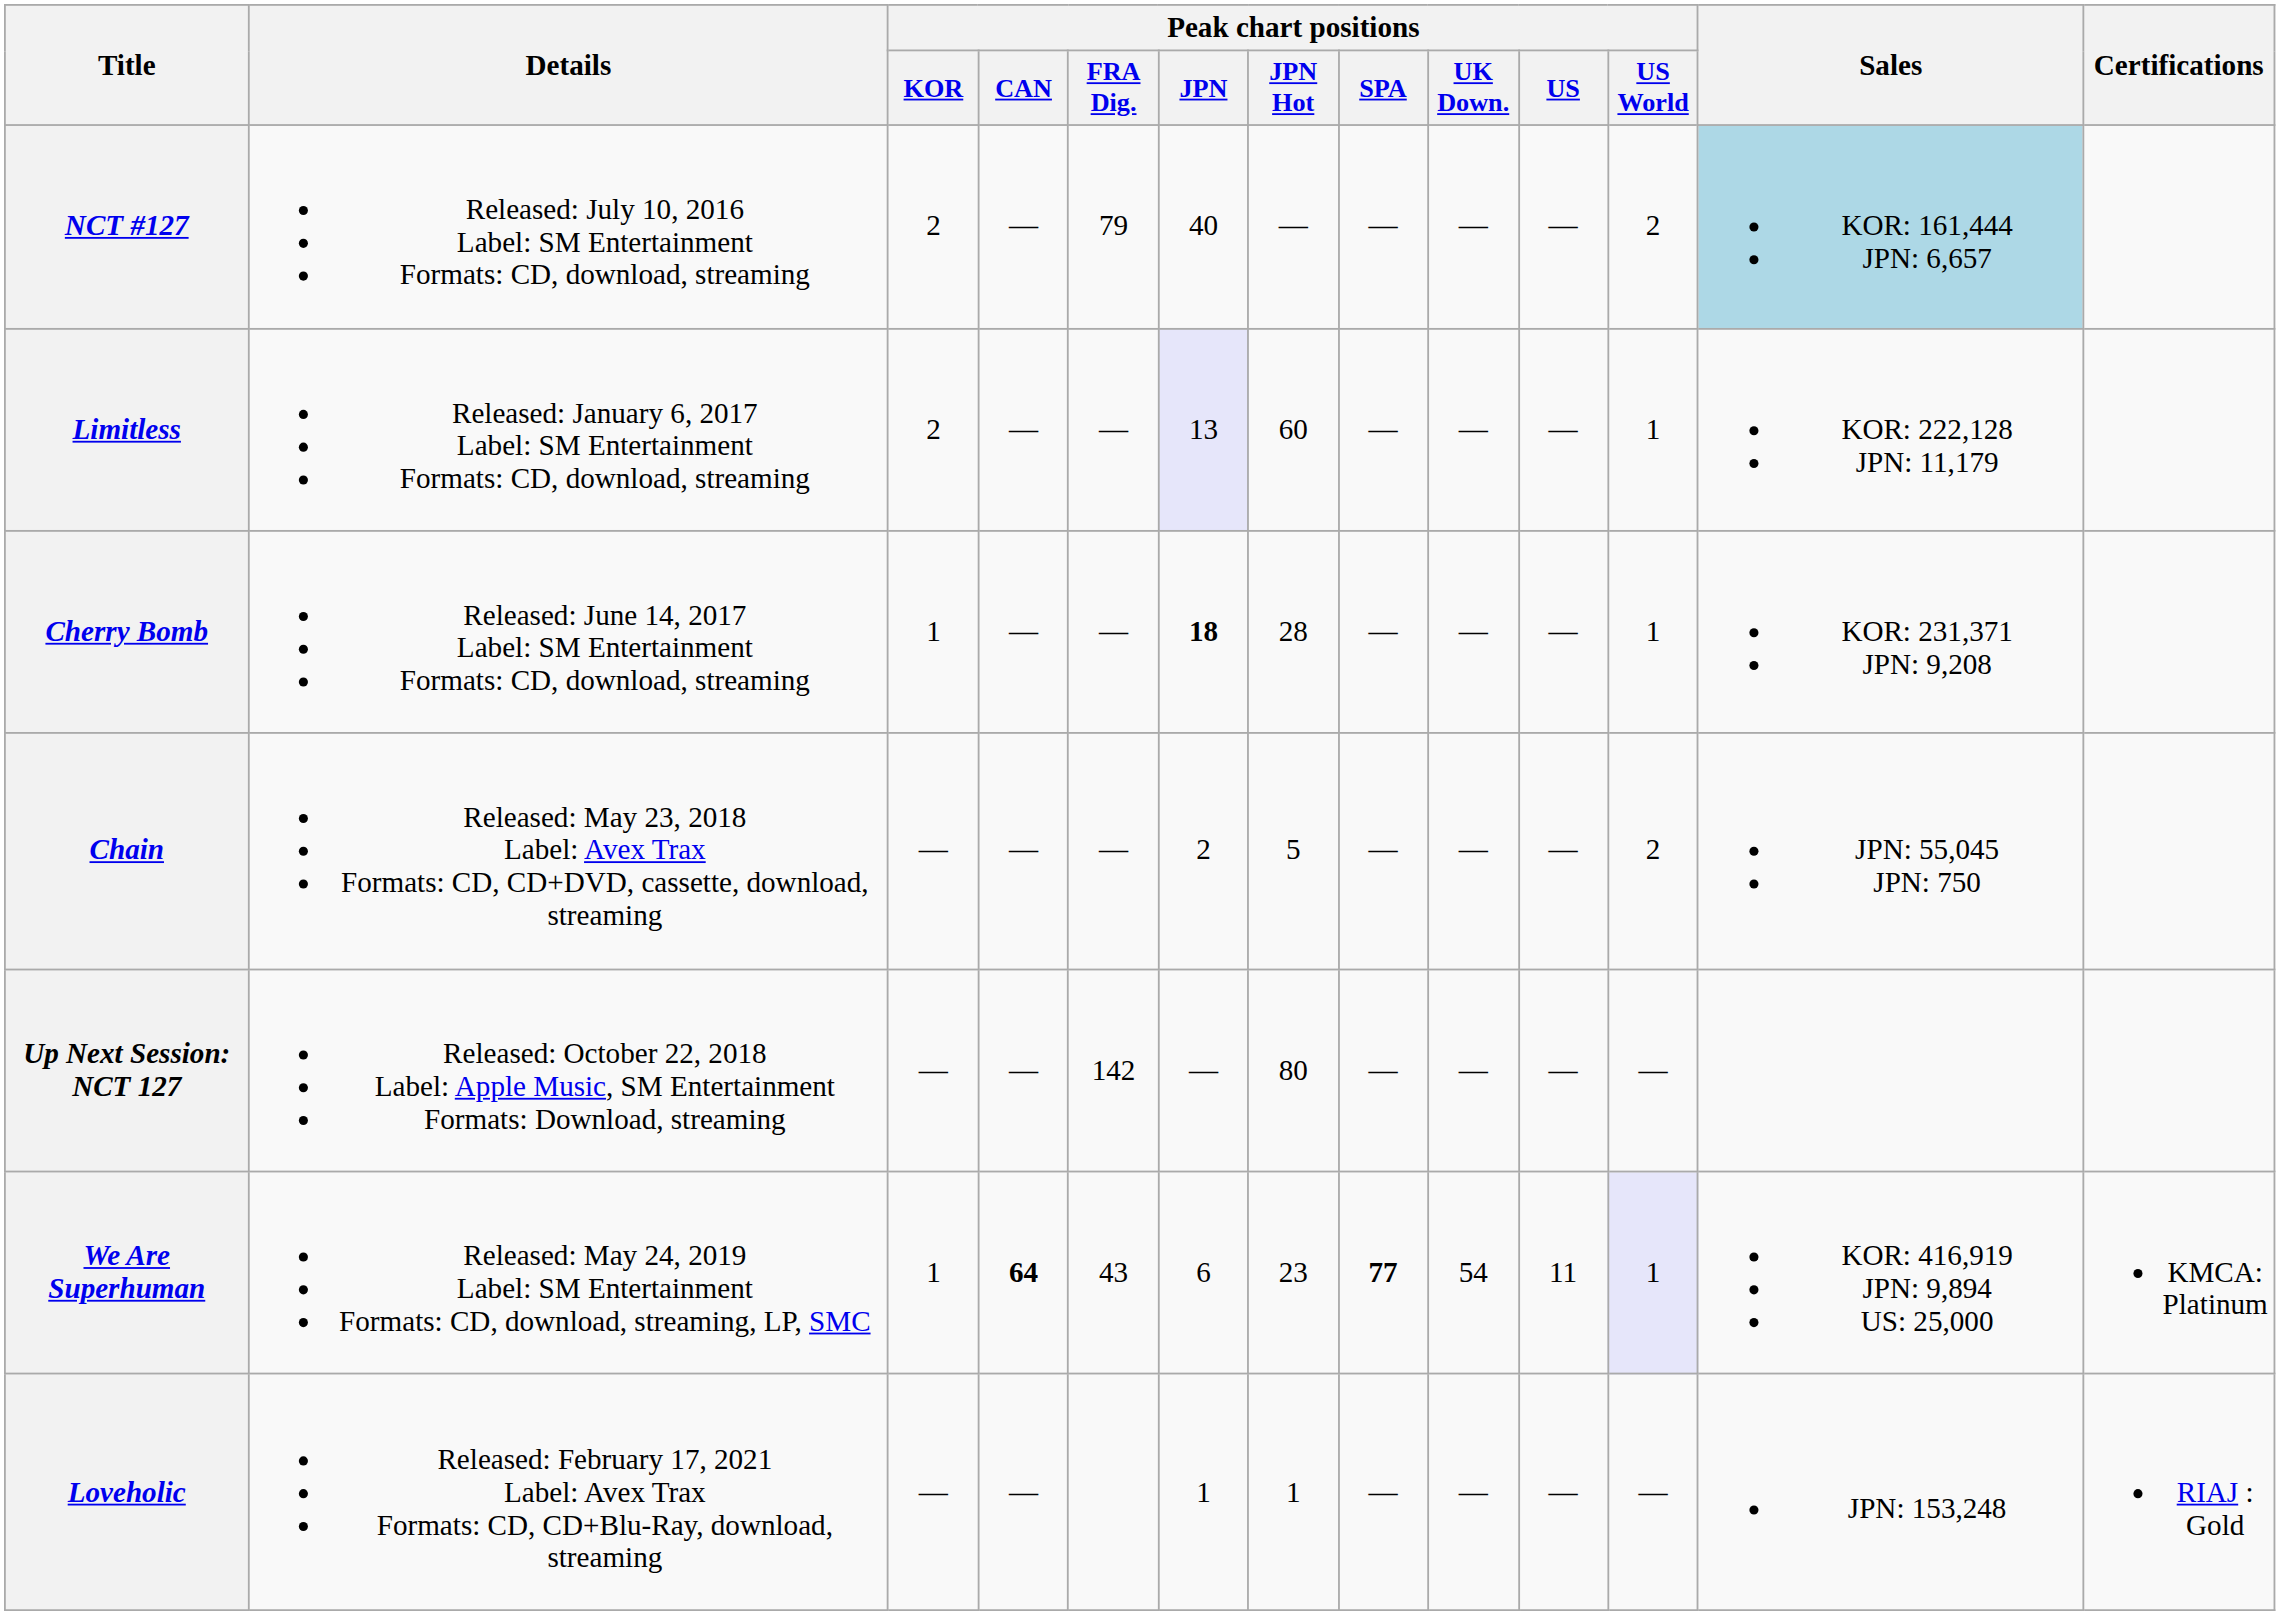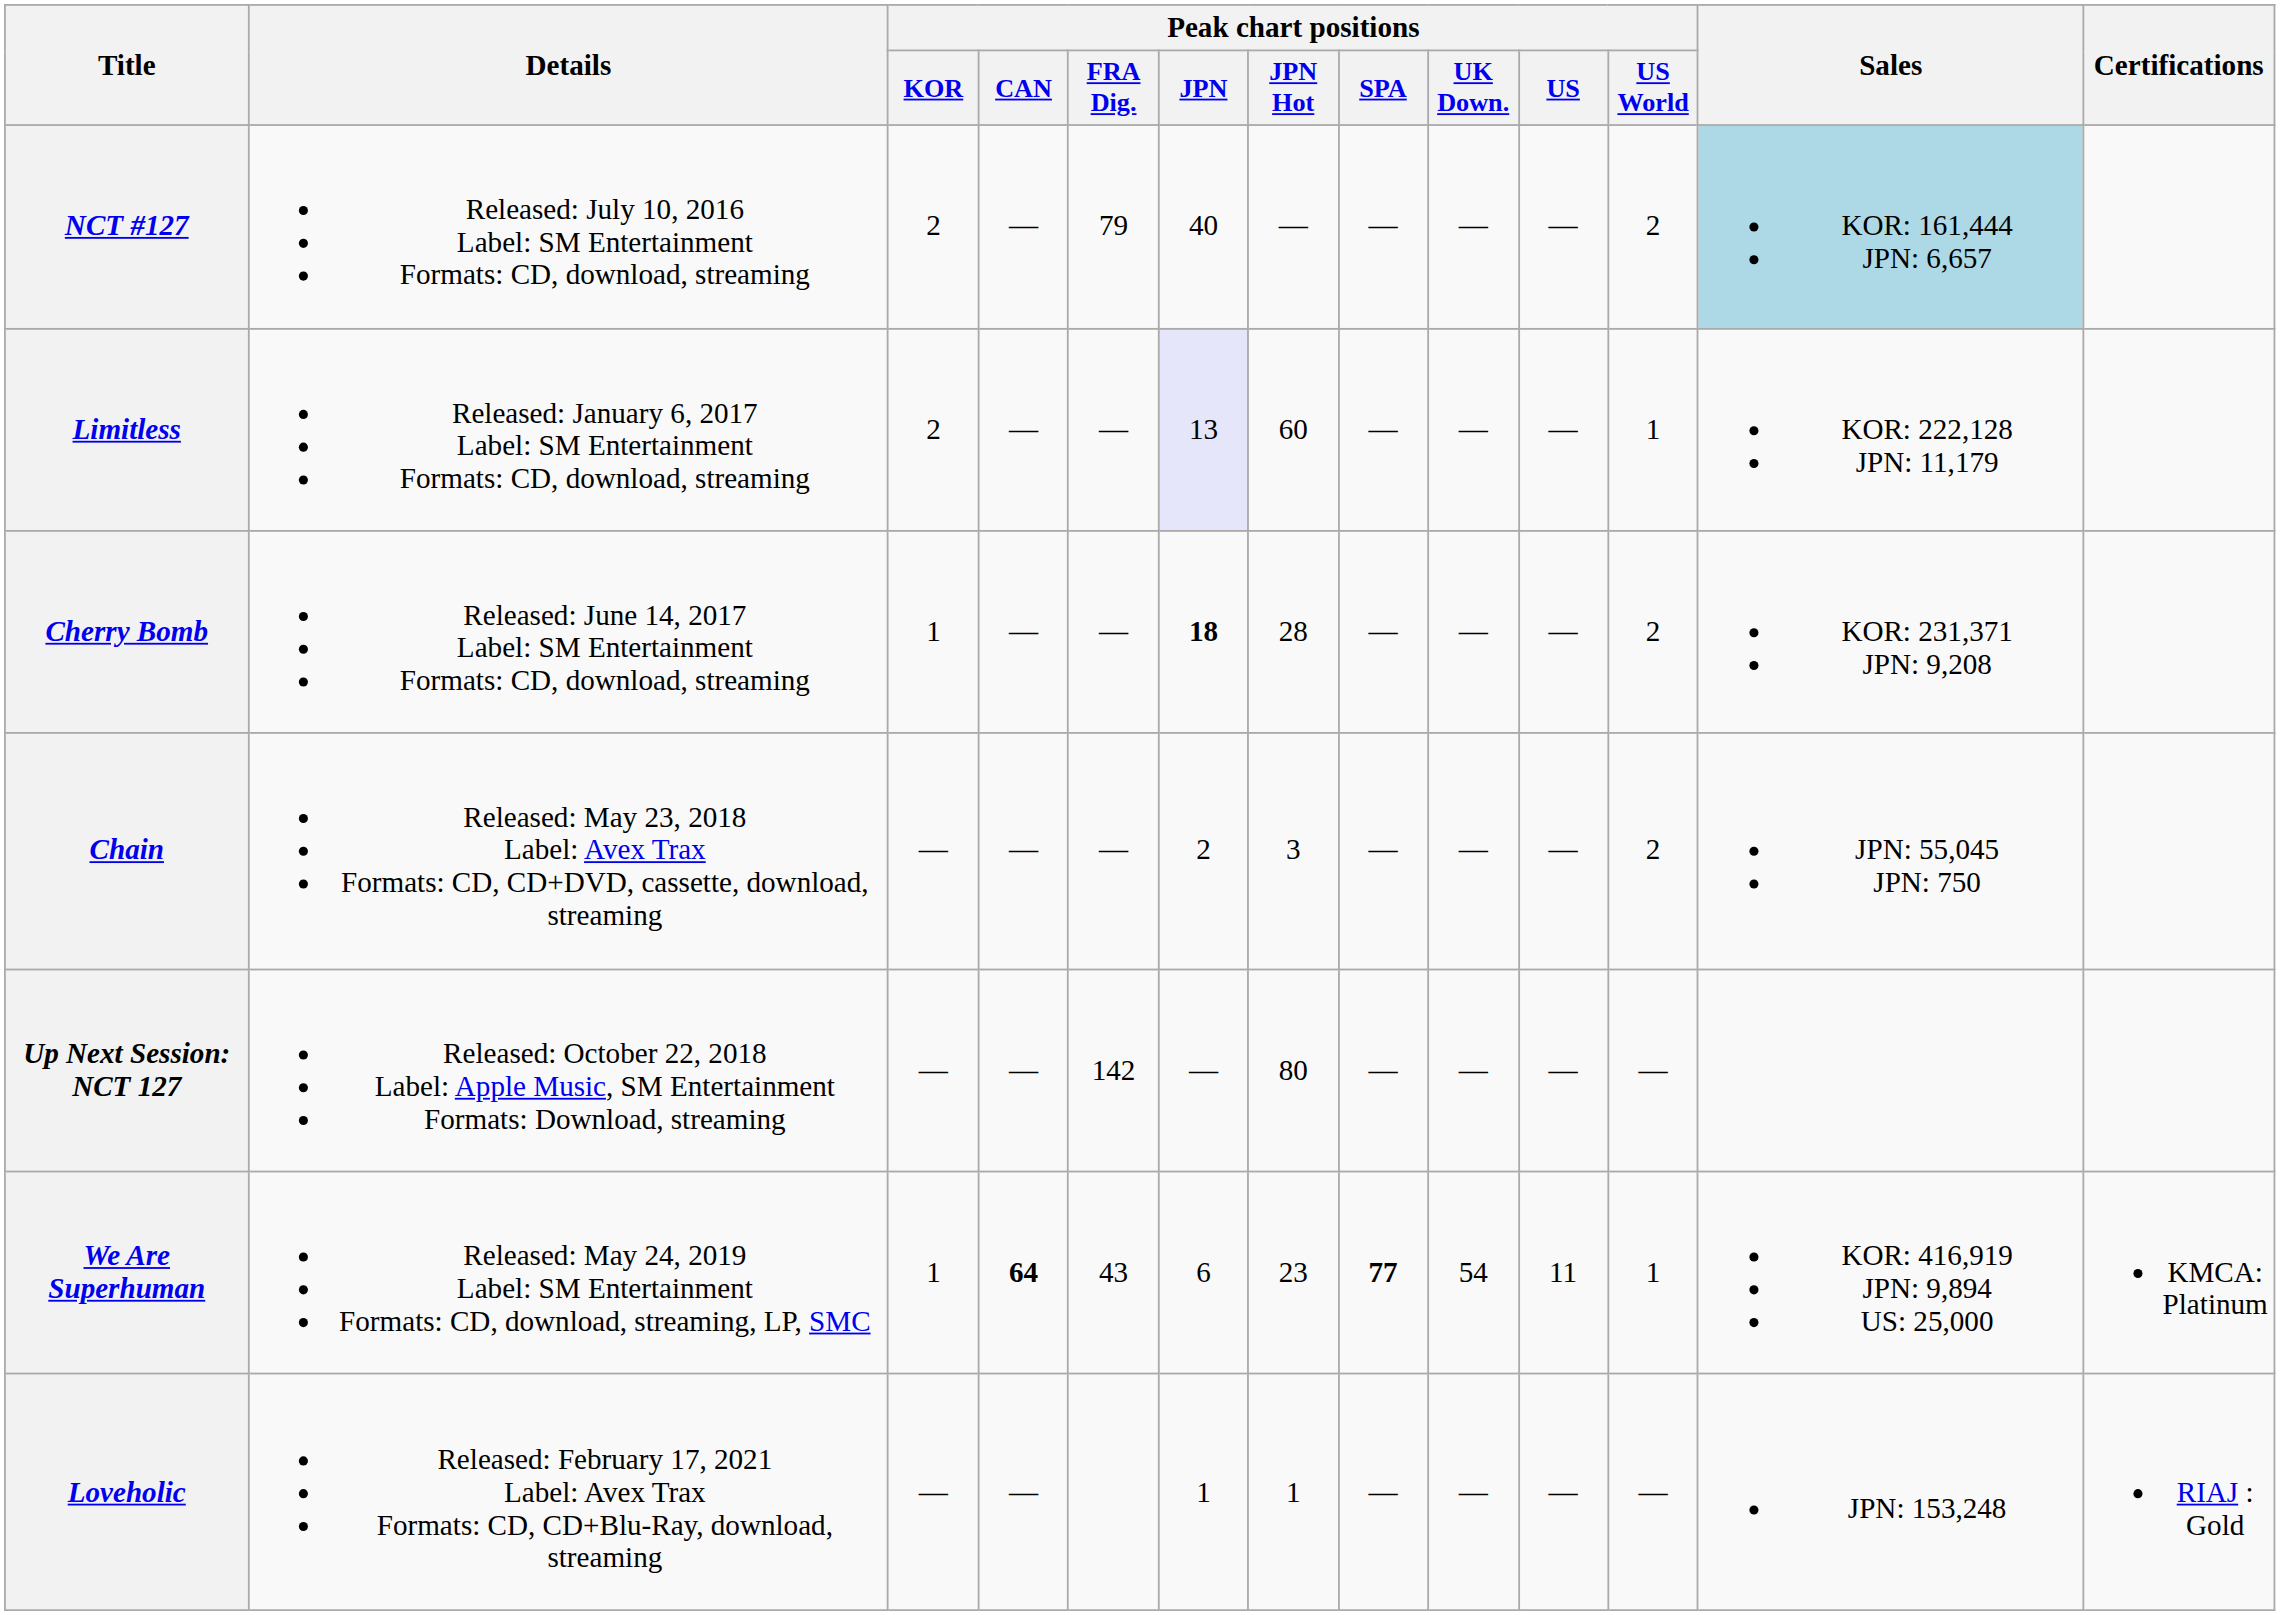(1653, 631) 1 -> (1653, 631) 2
(1293, 850) 5 -> (1293, 850) 3
(1653, 1272) lavender background -> (1653, 1272) no background
